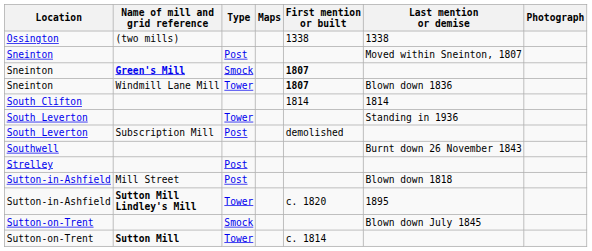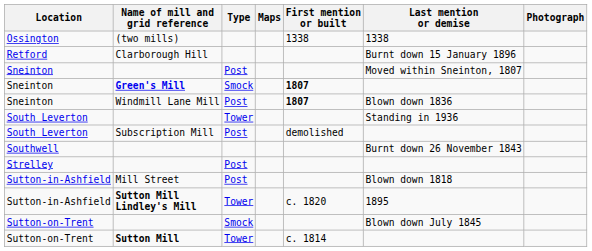+ row: (27, 55)
(239, 86) Tower -> (236, 102) Post
- row: (44, 102)
